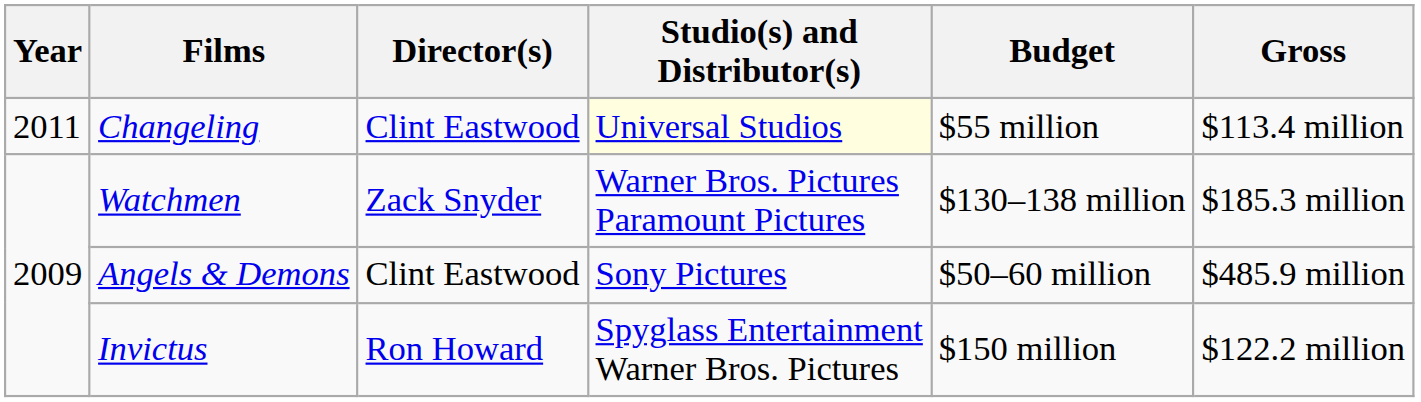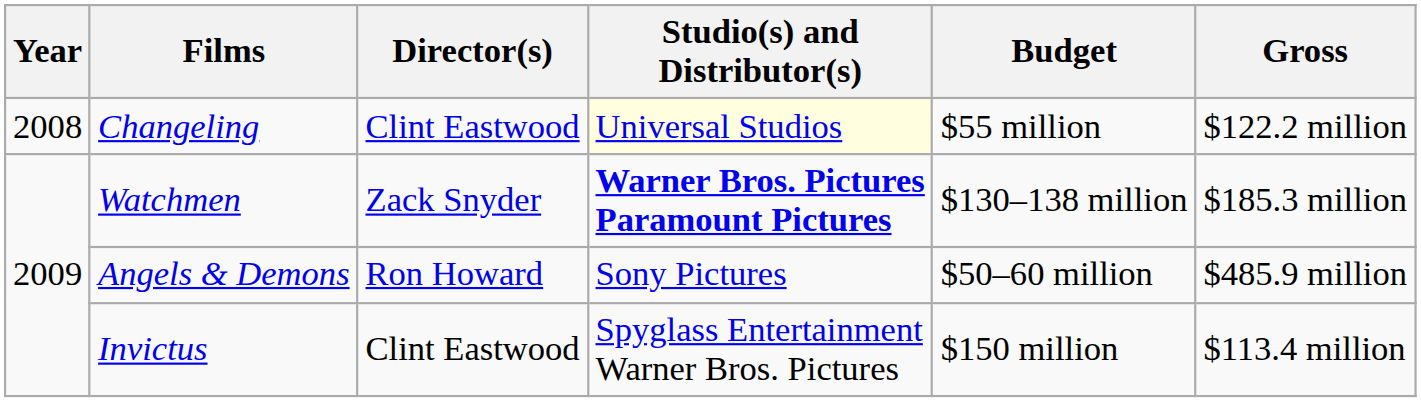(47, 125) 2011 -> (48, 125) 2008
(1303, 125) $113.4 million -> (1305, 125) $122.2 million
(747, 199) normal -> (760, 199) bold
(473, 274) Clint Eastwood -> (454, 274) Ron Howard
(454, 348) Ron Howard -> (473, 348) Clint Eastwood
(1303, 348) $122.2 million -> (1305, 348) $113.4 million
